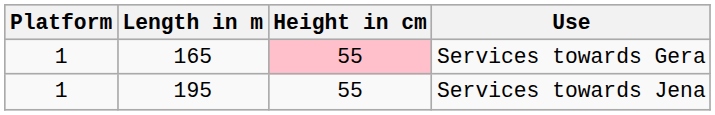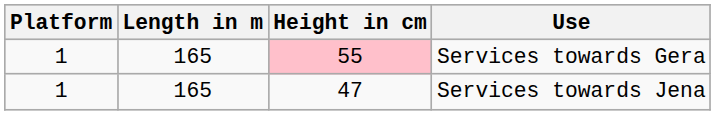(193, 92) 195 -> (193, 92) 165
(350, 92) 55 -> (350, 92) 47
